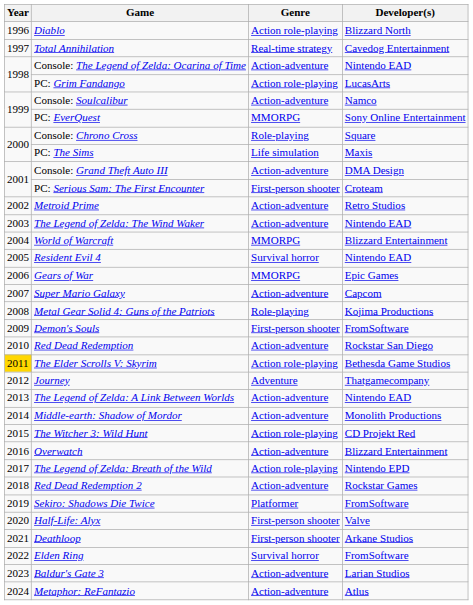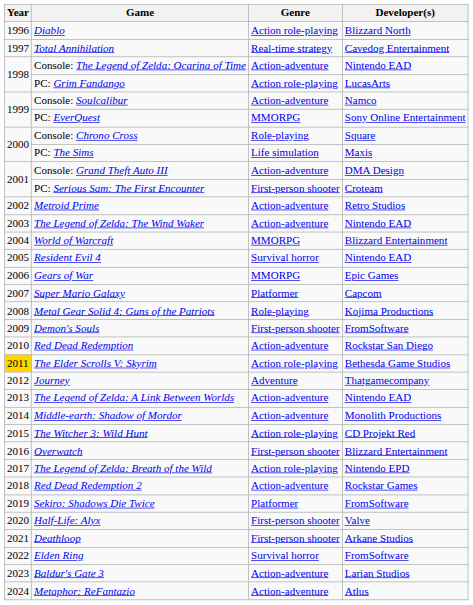(290, 293) Action-adventure -> (275, 293) Platformer
(290, 450) Action-adventure -> (295, 450) First-person shooter
